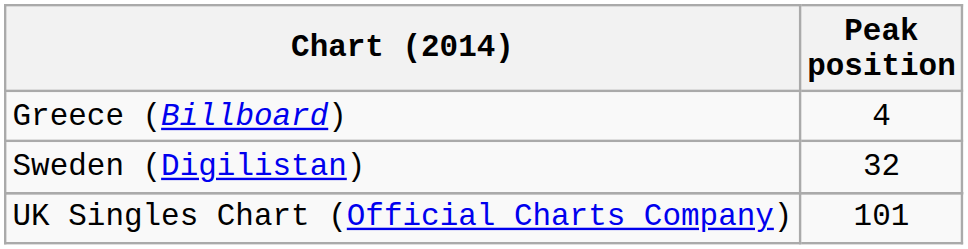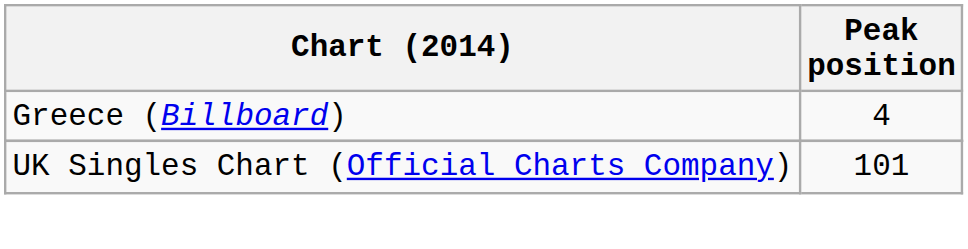- row: (189, 167)
